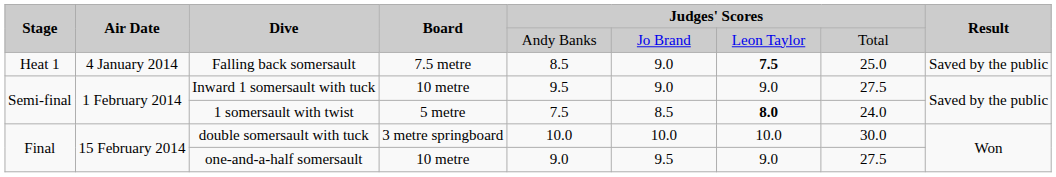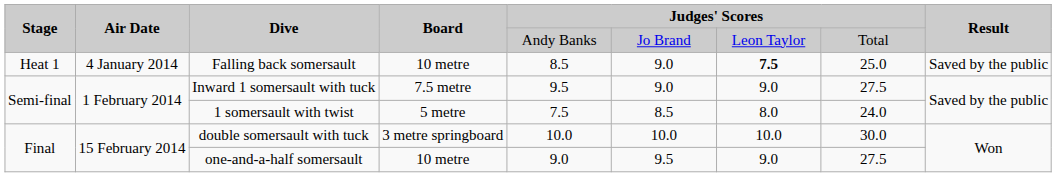(443, 64) 7.5 metre -> (443, 64) 10 metre
(443, 87) 10 metre -> (443, 87) 7.5 metre
(769, 111) bold -> (769, 111) normal
